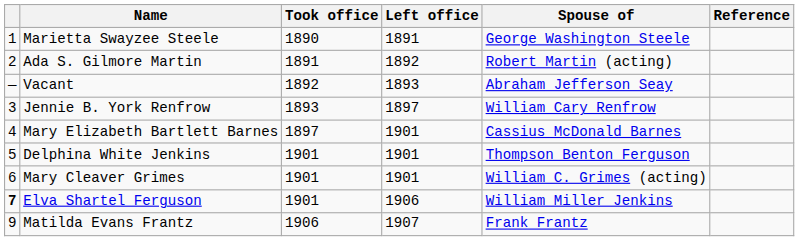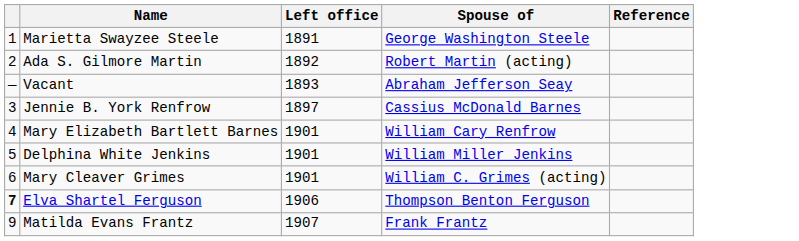- column: (332, 16)
(571, 108) William Cary Renfrow -> (483, 108) Cassius McDonald Barnes
(583, 132) Cassius McDonald Barnes -> (470, 132) William Cary Renfrow
(588, 155) Thompson Benton Ferguson -> (479, 155) William Miller Jenkins
(579, 201) William Miller Jenkins -> (487, 201) Thompson Benton Ferguson
